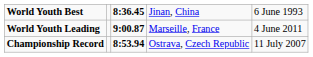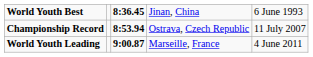rows swapped: (55, 44) <-> (53, 28)
